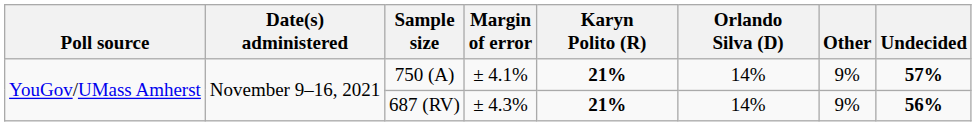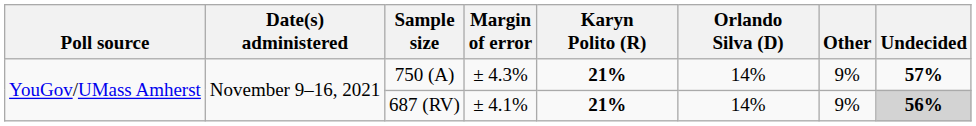(501, 74) ± 4.1% -> (501, 74) ± 4.3%
(501, 105) ± 4.3% -> (501, 105) ± 4.1%
(924, 105) no background -> (924, 105) lightgrey background
